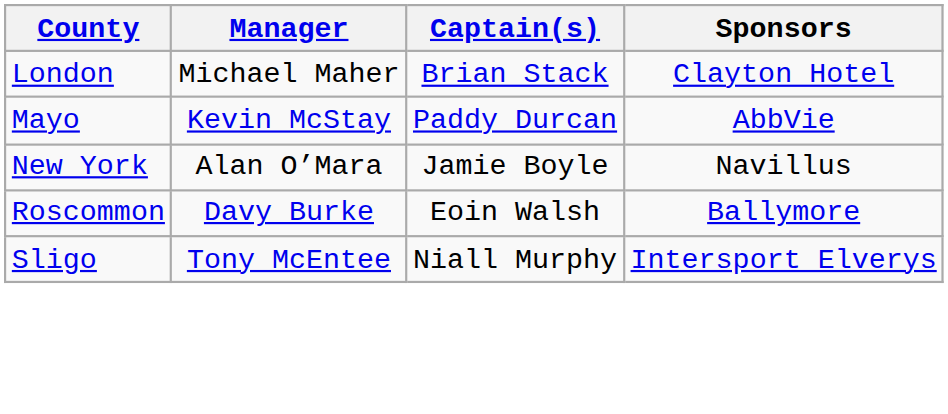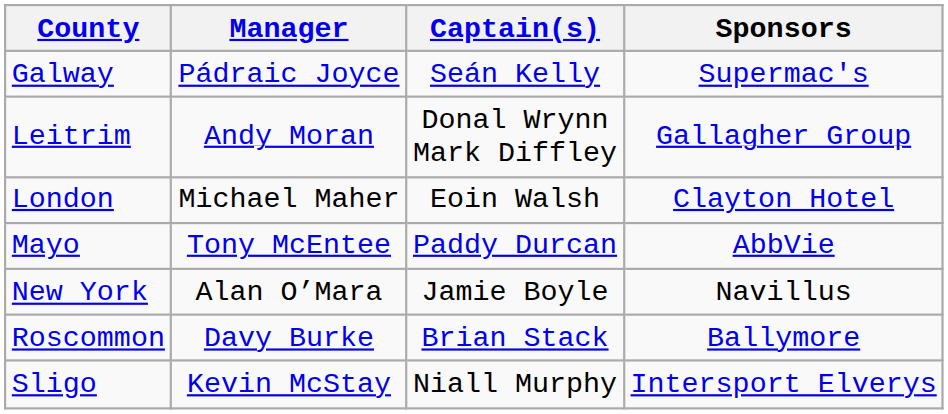+ row: (63, 74)
+ row: (71, 137)
(515, 74) Brian Stack -> (515, 199) Eoin Walsh
(289, 121) Kevin McStay -> (289, 246) Tony McEntee
(515, 213) Eoin Walsh -> (515, 338) Brian Stack
(289, 259) Tony McEntee -> (289, 384) Kevin McStay
